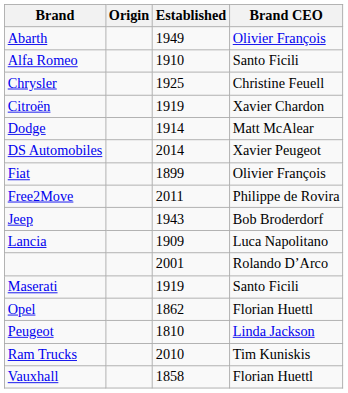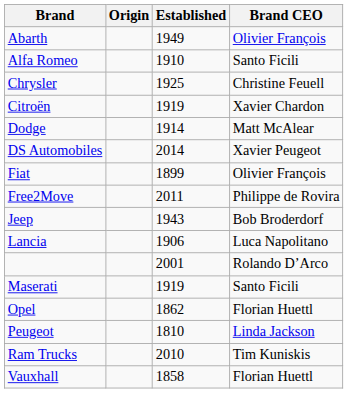(170, 241) 1909 -> (170, 241) 1906
